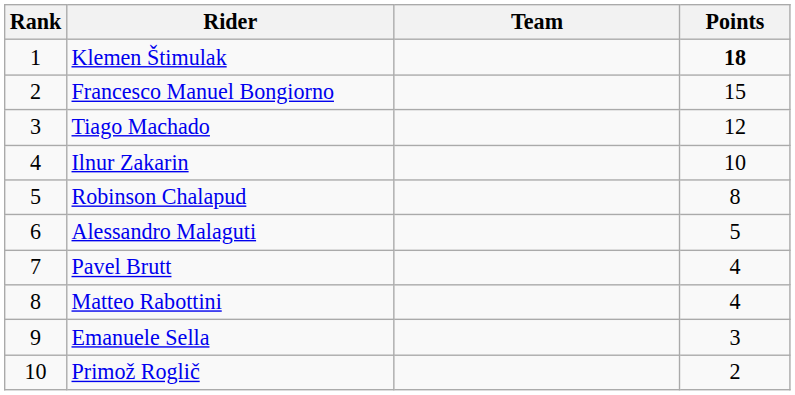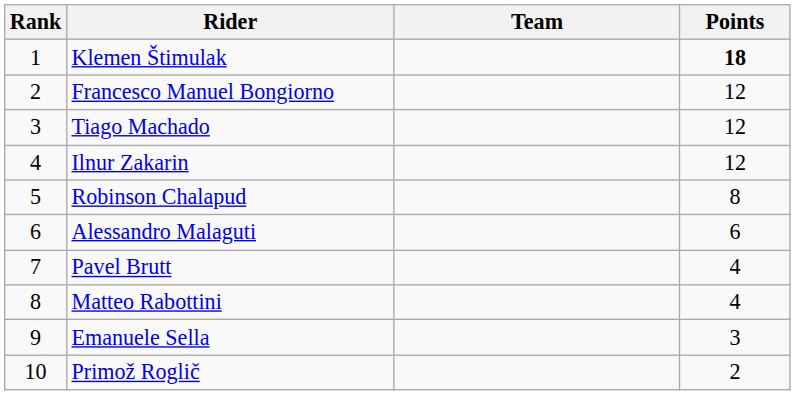(735, 92) 15 -> (735, 92) 12
(735, 162) 10 -> (735, 162) 12
(735, 232) 5 -> (735, 232) 6
